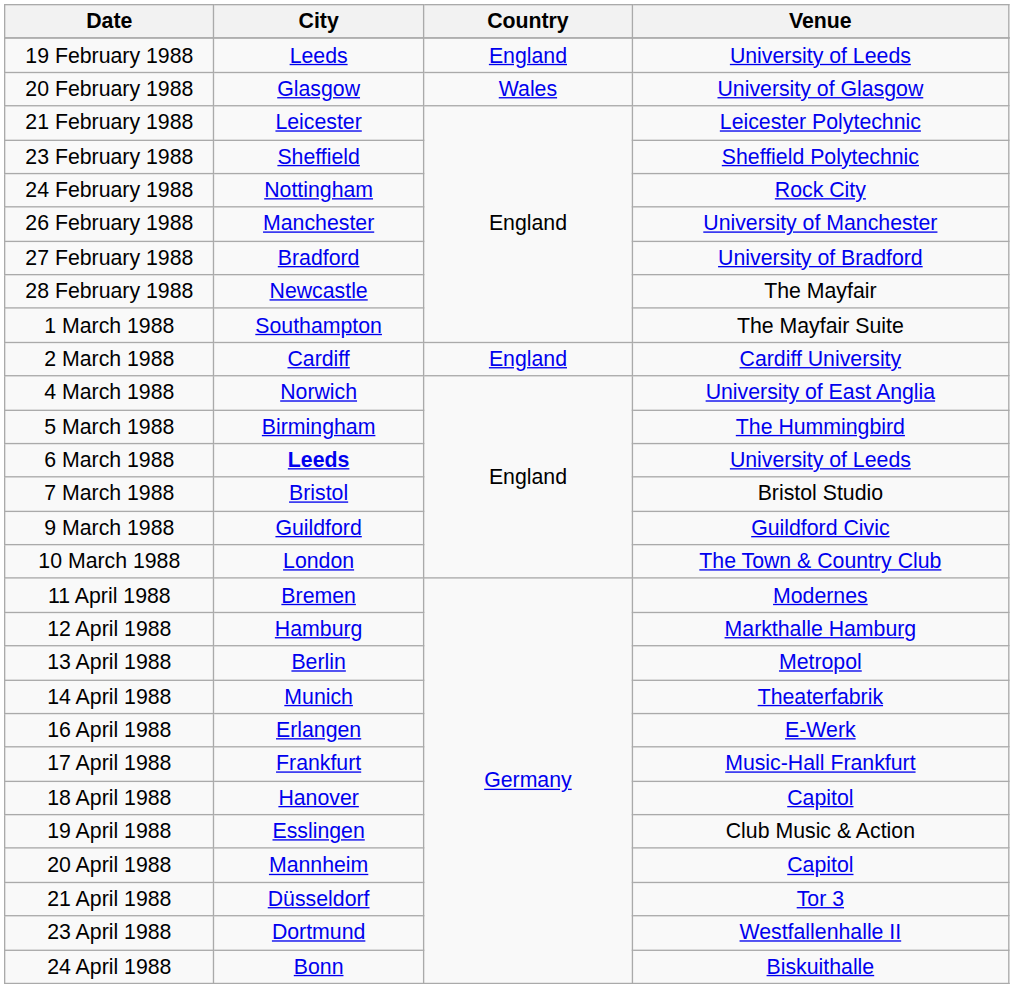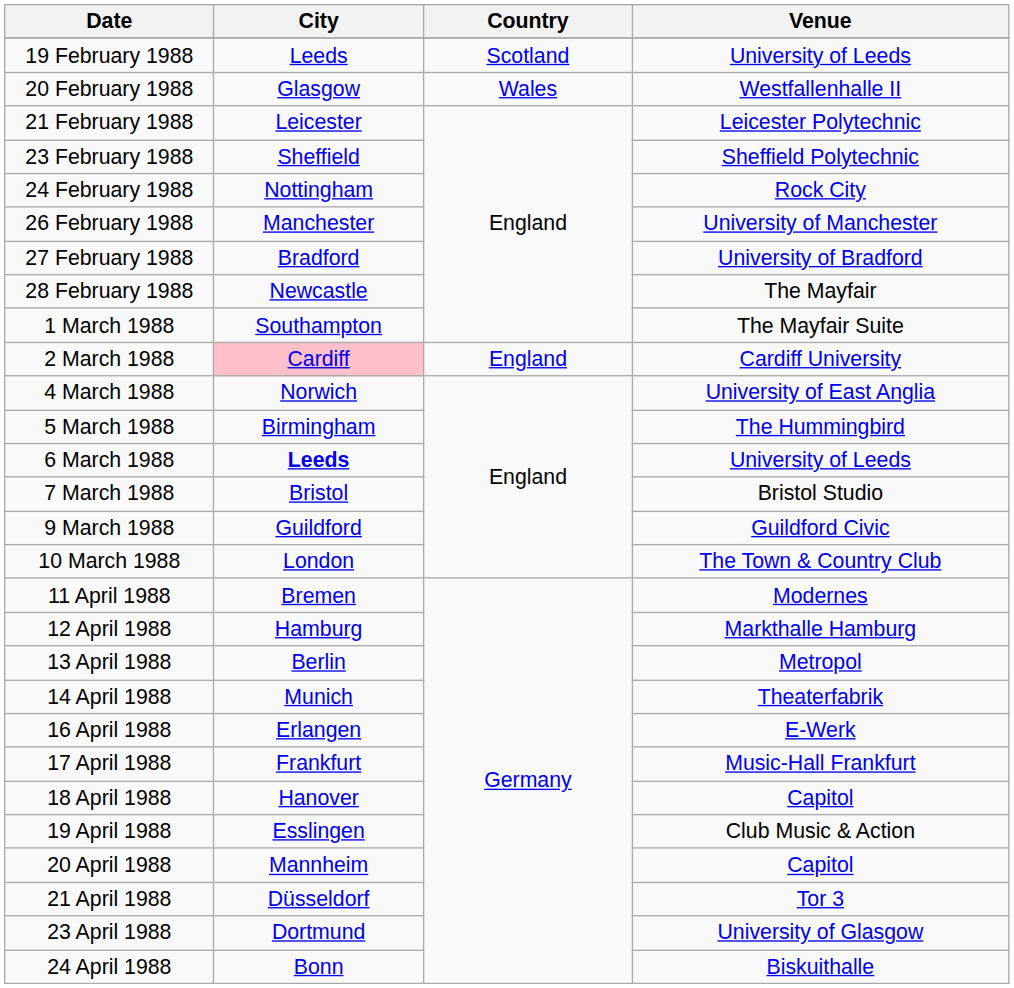(528, 55) England -> (528, 55) Scotland
(820, 88) University of Glasgow -> (820, 88) Westfallenhalle II
(319, 358) no background -> (319, 358) pink background
(820, 932) Westfallenhalle II -> (820, 932) University of Glasgow
